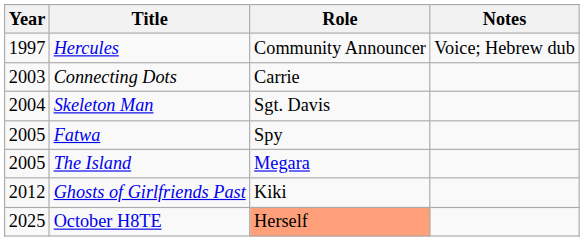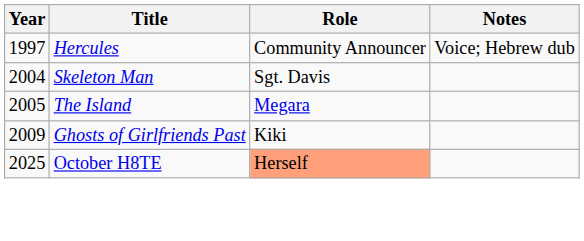- row: (115, 76)
- row: (77, 134)
(27, 192) 2012 -> (27, 134) 2009
